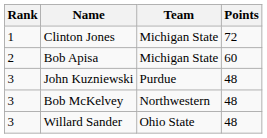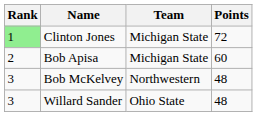(11, 36) no background -> (11, 36) lightgreen background
- row: (89, 79)
